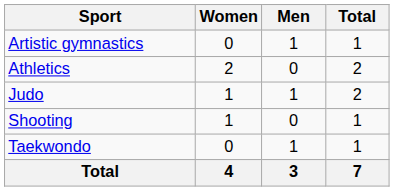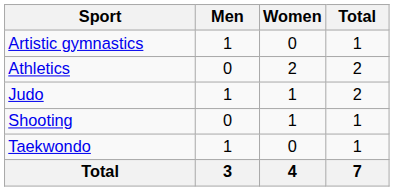columns swapped: (294, 17) <-> (229, 17)
